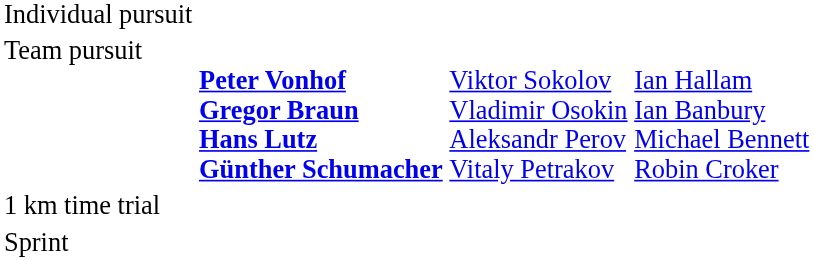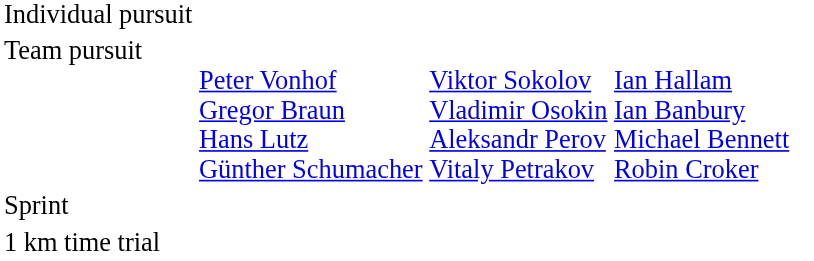(321, 125) bold -> (311, 125) normal
rows swapped: (36, 242) <-> (82, 205)
